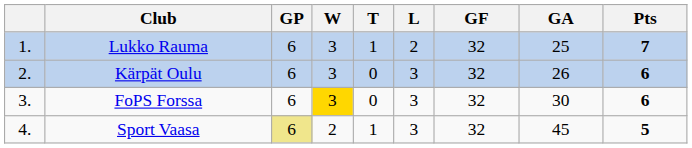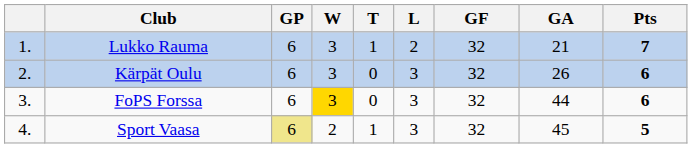(561, 45) 25 -> (561, 45) 21
(561, 101) 30 -> (561, 101) 44
